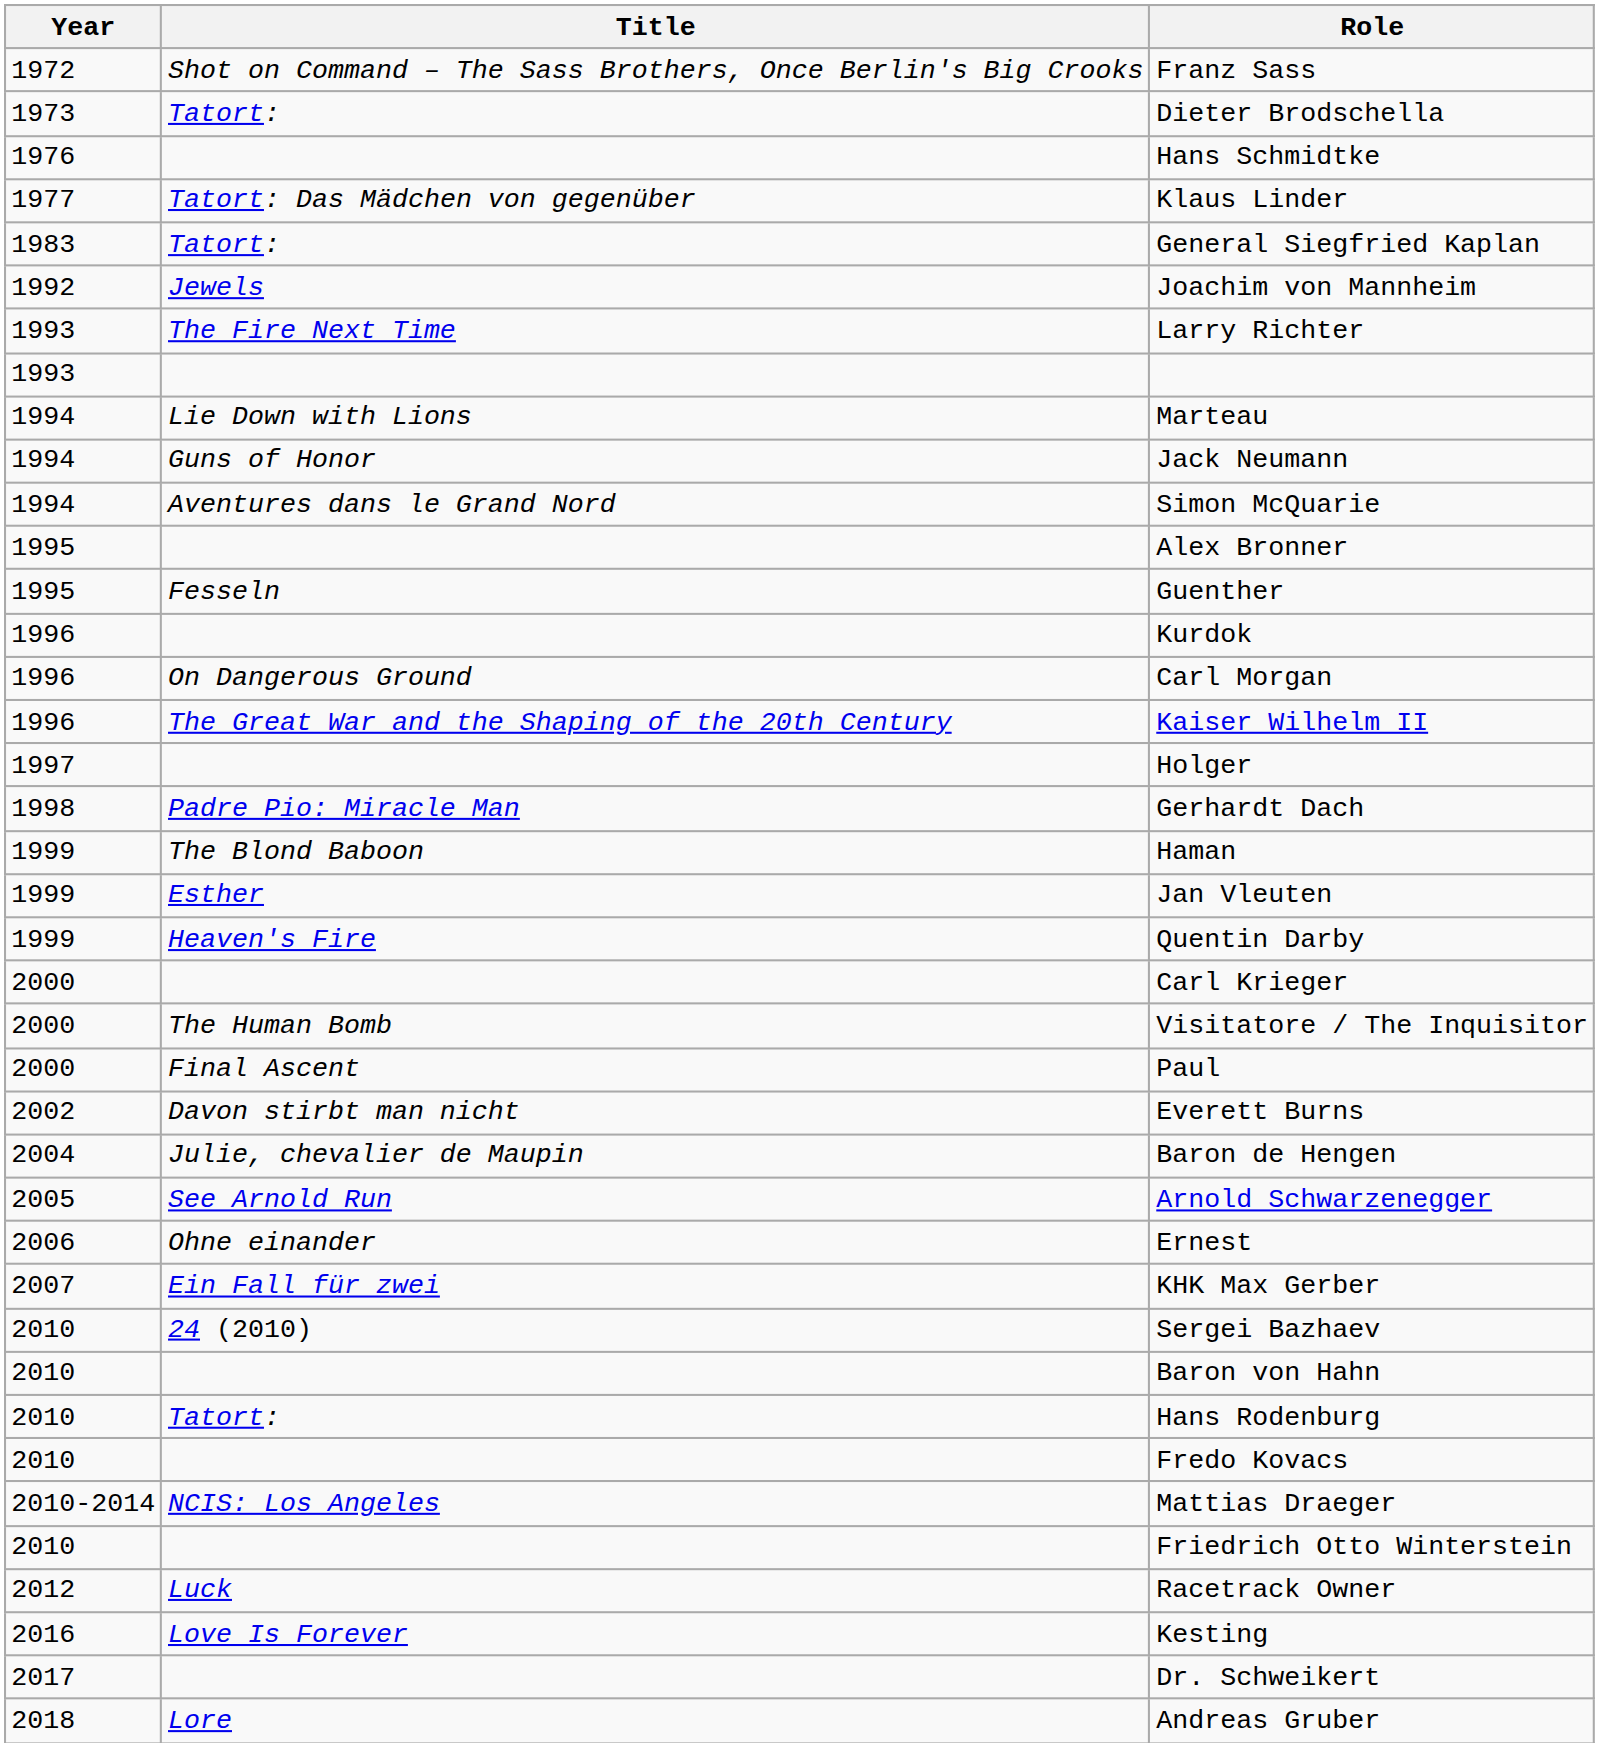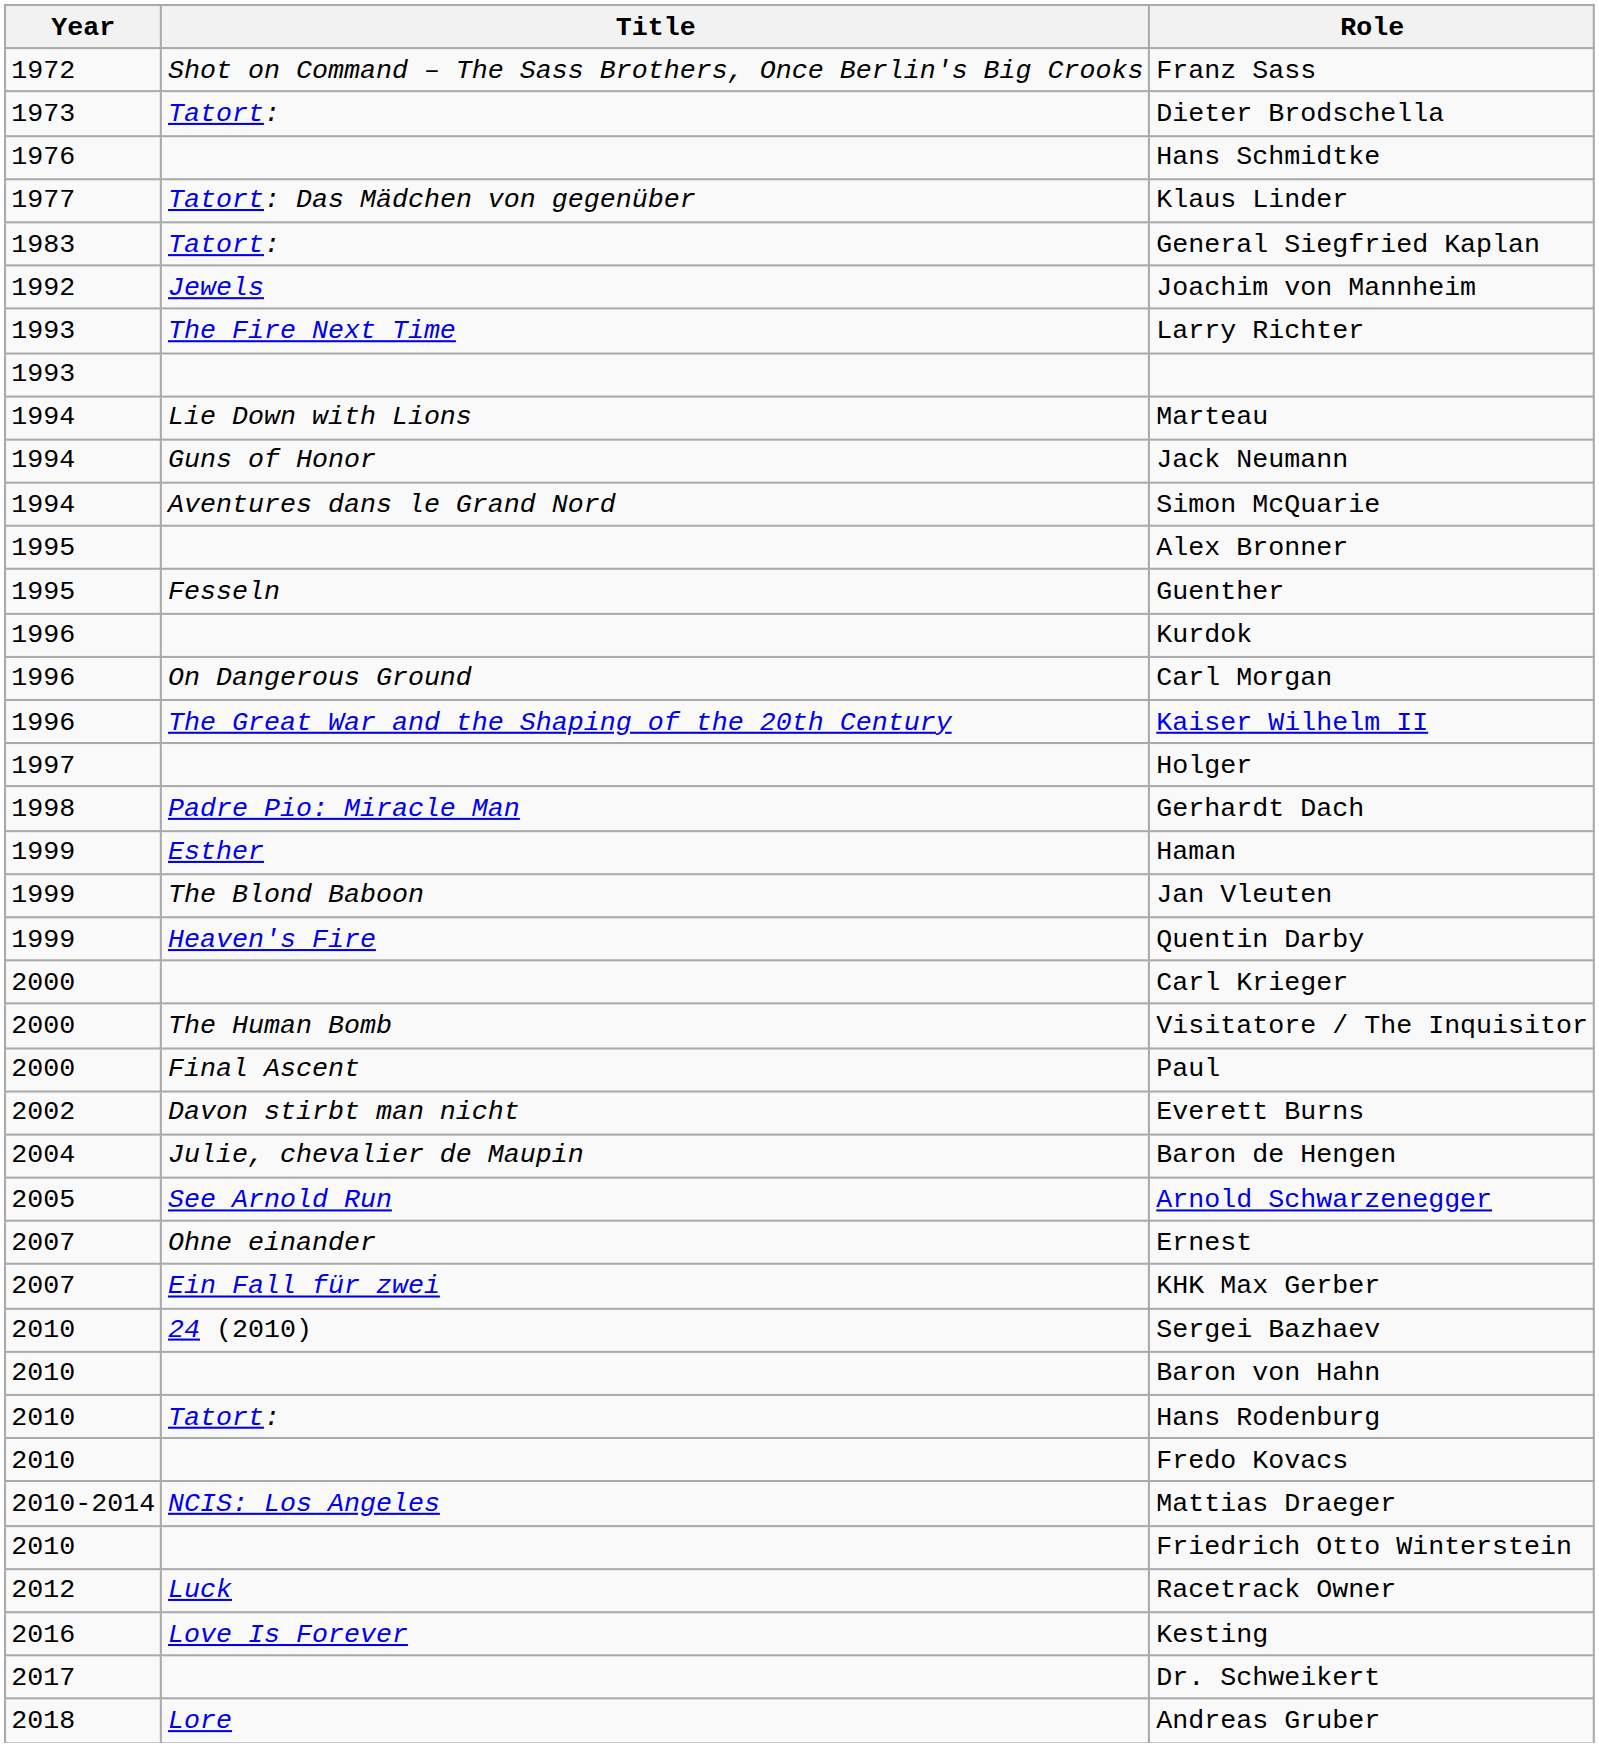(296, 852) The Blond Baboon -> (216, 852) Esther
(216, 895) Esther -> (296, 895) The Blond Baboon
(43, 1243) 2006 -> (43, 1243) 2007
